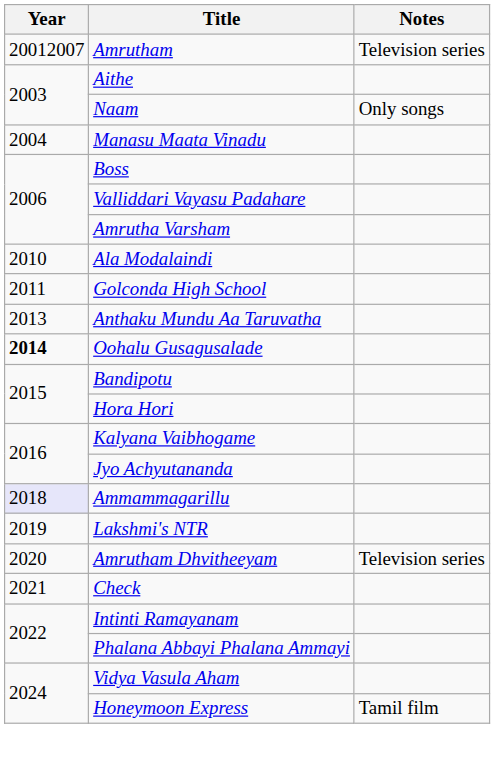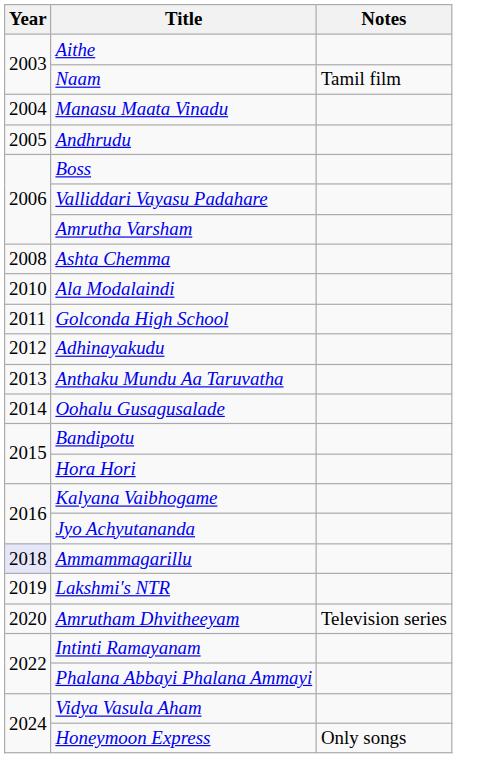- row: (133, 49)
(401, 109) Only songs -> (361, 79) Tamil film
+ row: (93, 139)
+ row: (113, 259)
+ row: (110, 348)
(28, 348) bold -> (28, 408) normal
- row: (117, 588)
(399, 708) Tamil film -> (364, 738) Only songs
